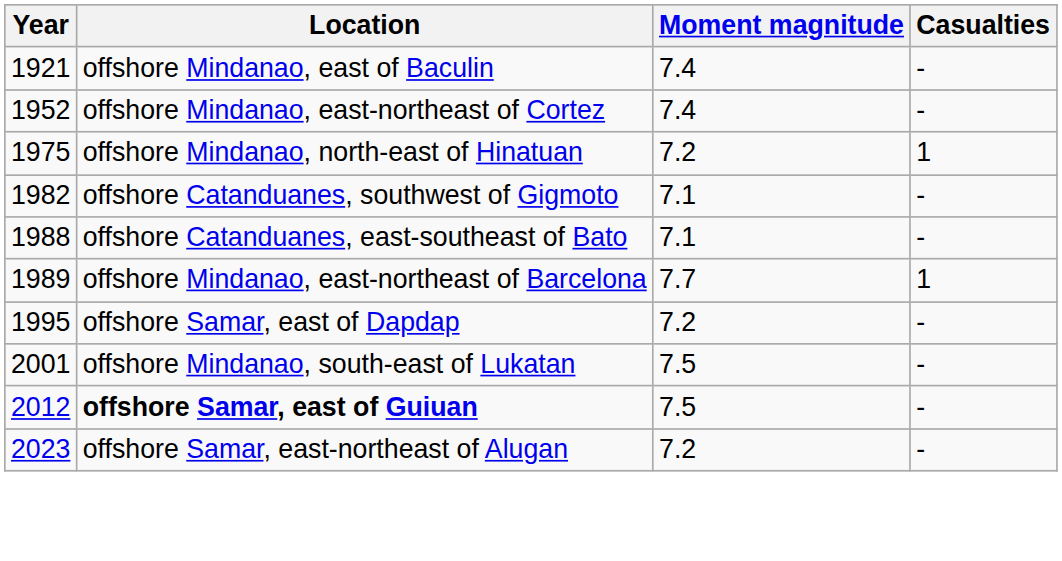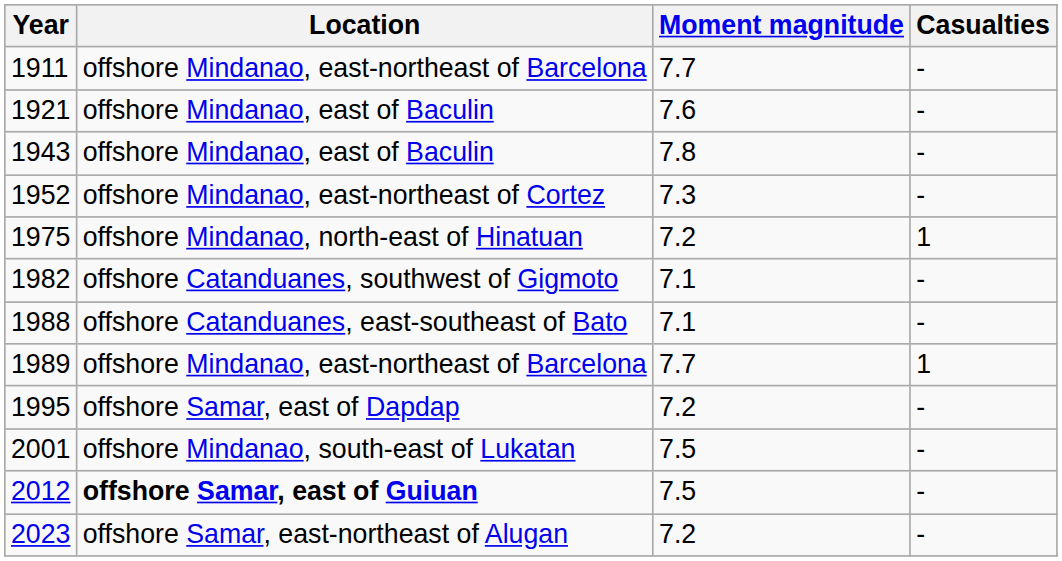+ row: (40, 68)
(678, 68) 7.4 -> (678, 110) 7.6
+ row: (41, 152)
(678, 110) 7.4 -> (678, 195) 7.3
